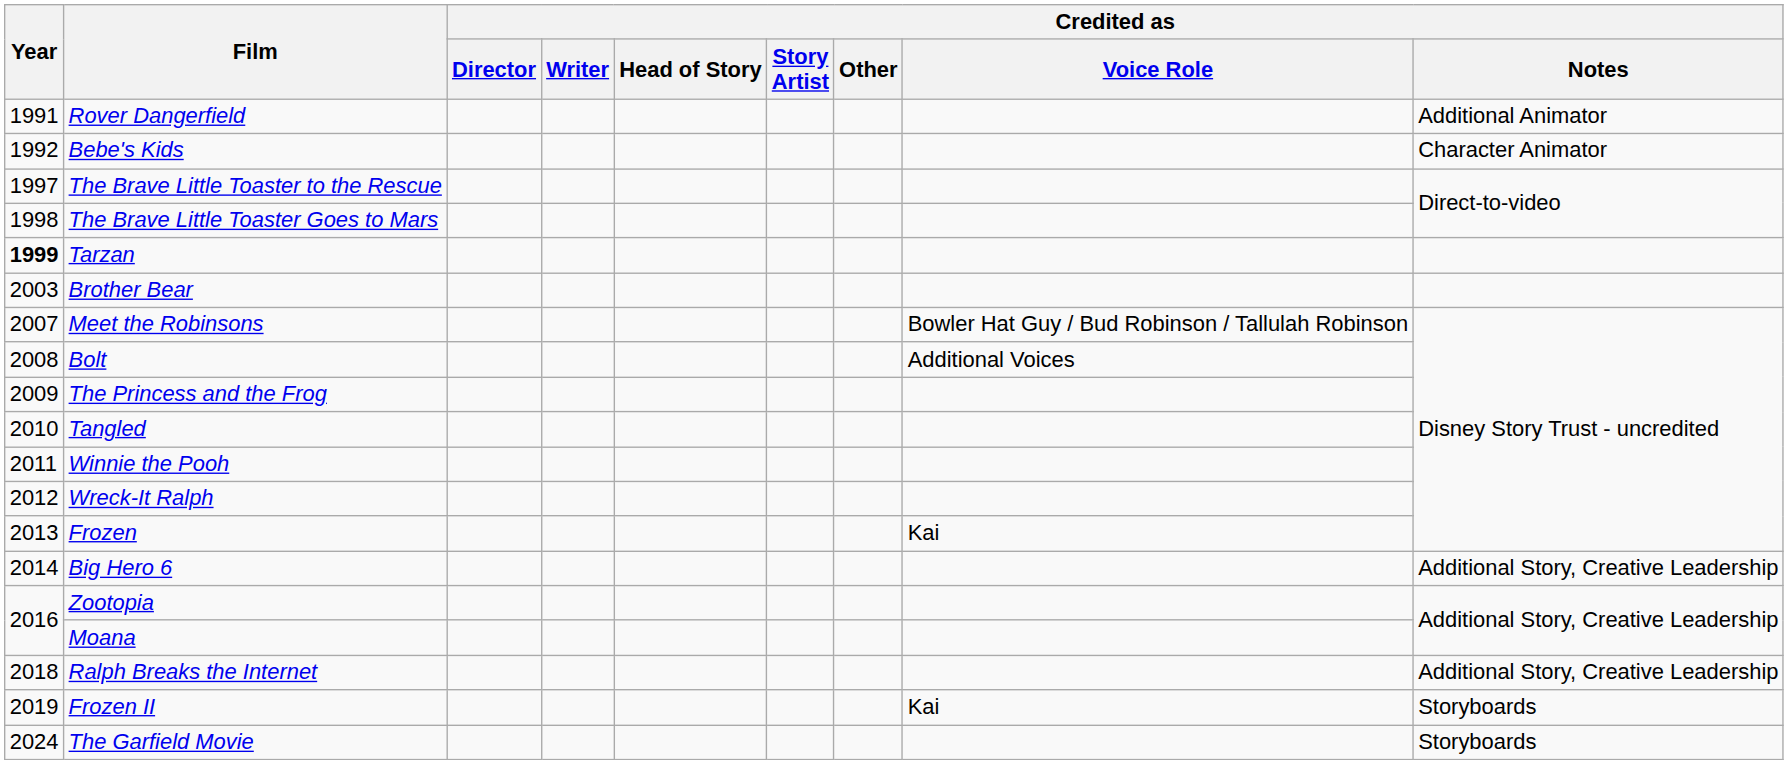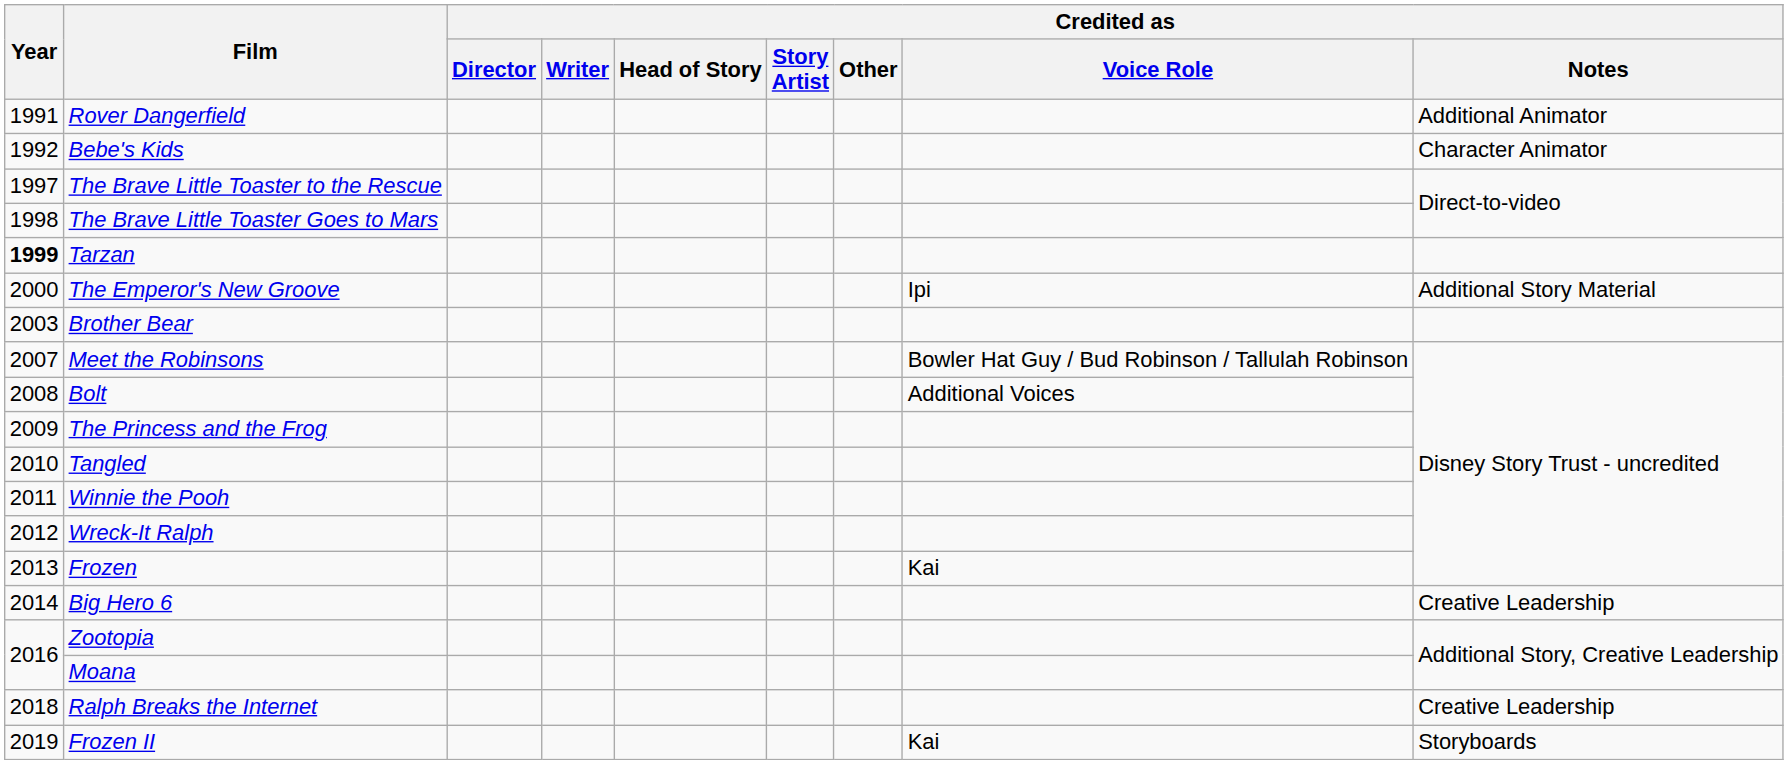+ row: (204, 289)
(1598, 567) Additional Story, Creative Leadership -> (1516, 602) Creative Leadership
(1598, 672) Additional Story, Creative Leadership -> (1516, 707) Creative Leadership
- row: (161, 741)
